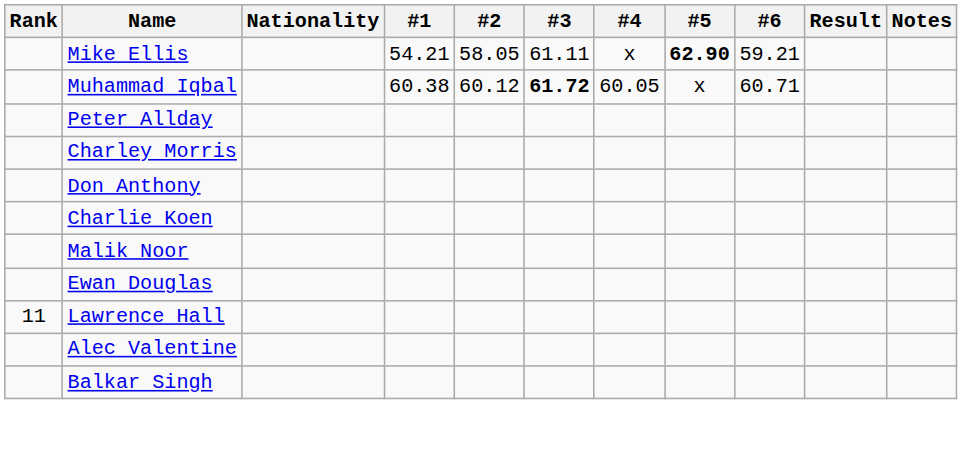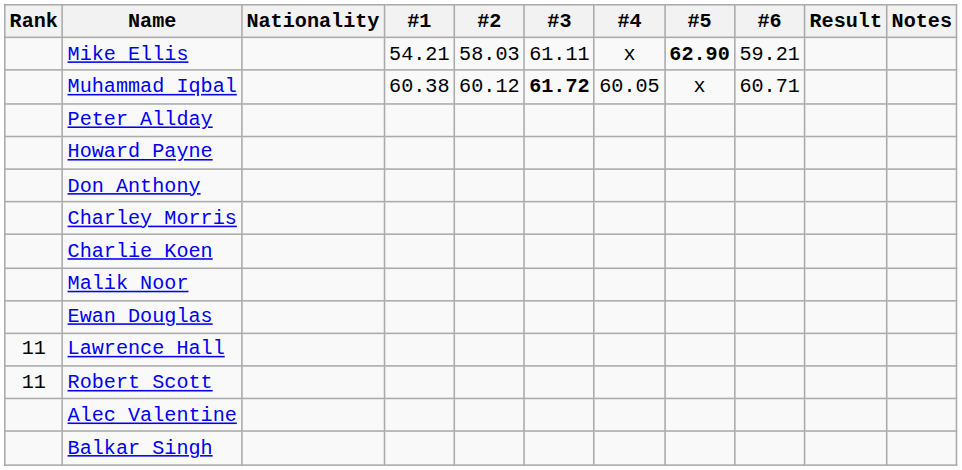(489, 54) 58.05 -> (489, 54) 58.03
+ row: (140, 153)
rows swapped: (134, 185) <-> (152, 153)
+ row: (140, 382)
